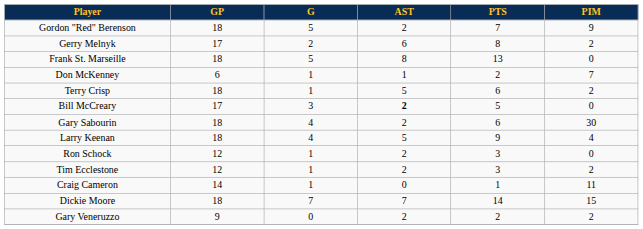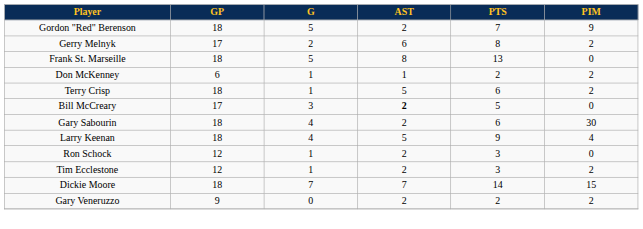(591, 75) 7 -> (591, 75) 2
- row: (87, 185)
